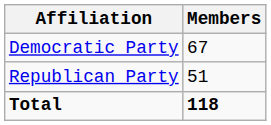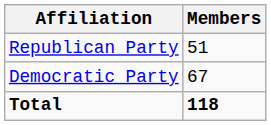rows swapped: (94, 48) <-> (94, 77)
